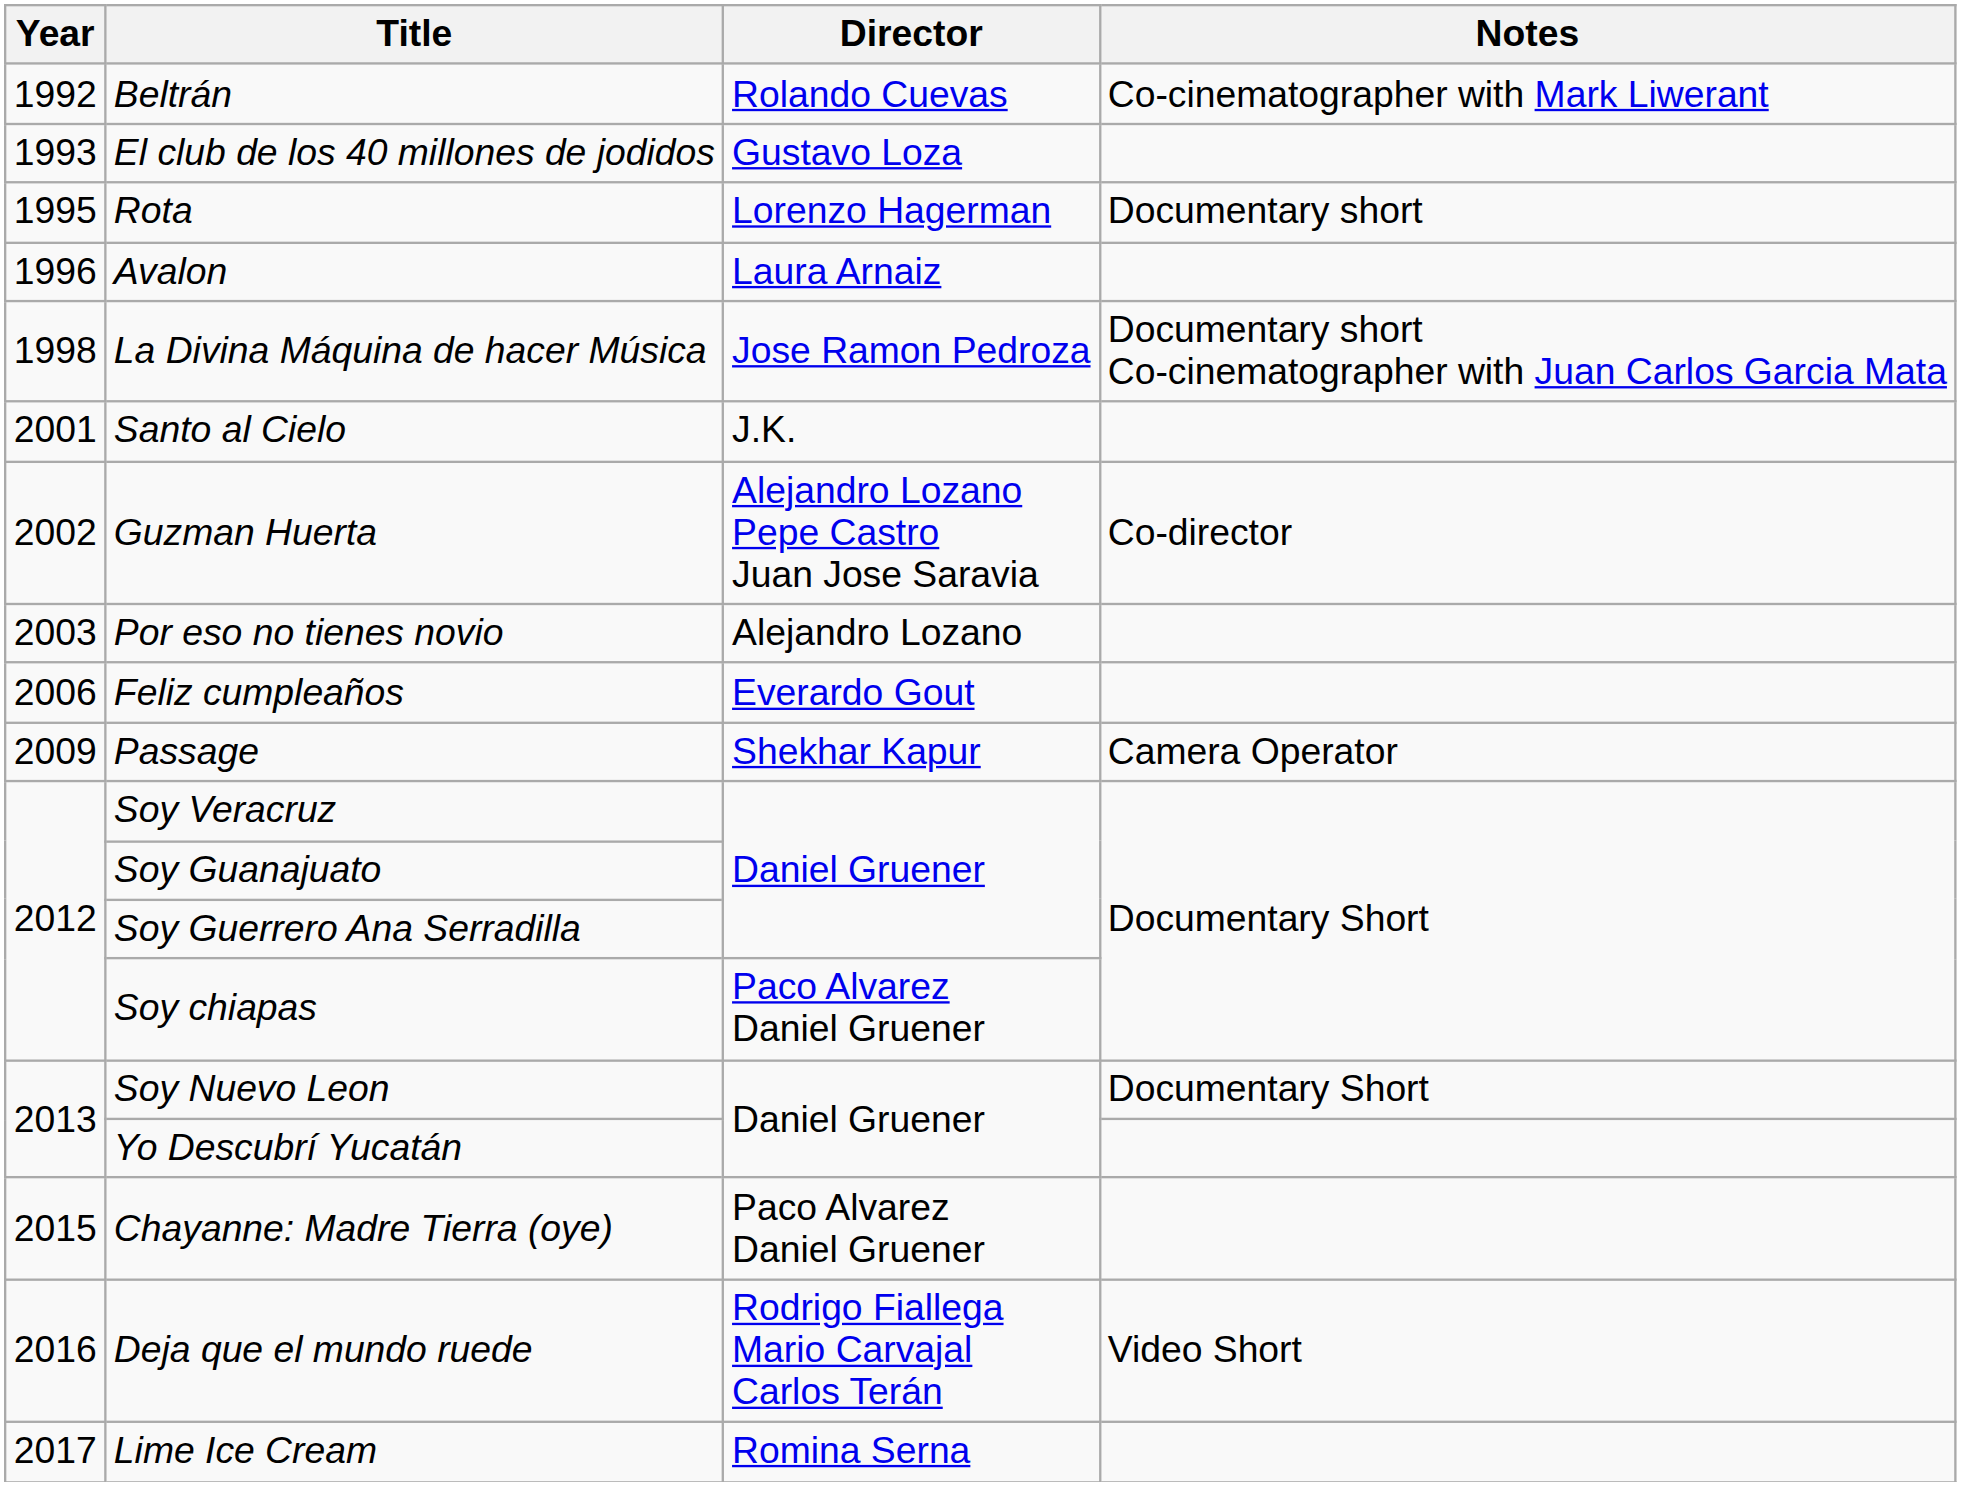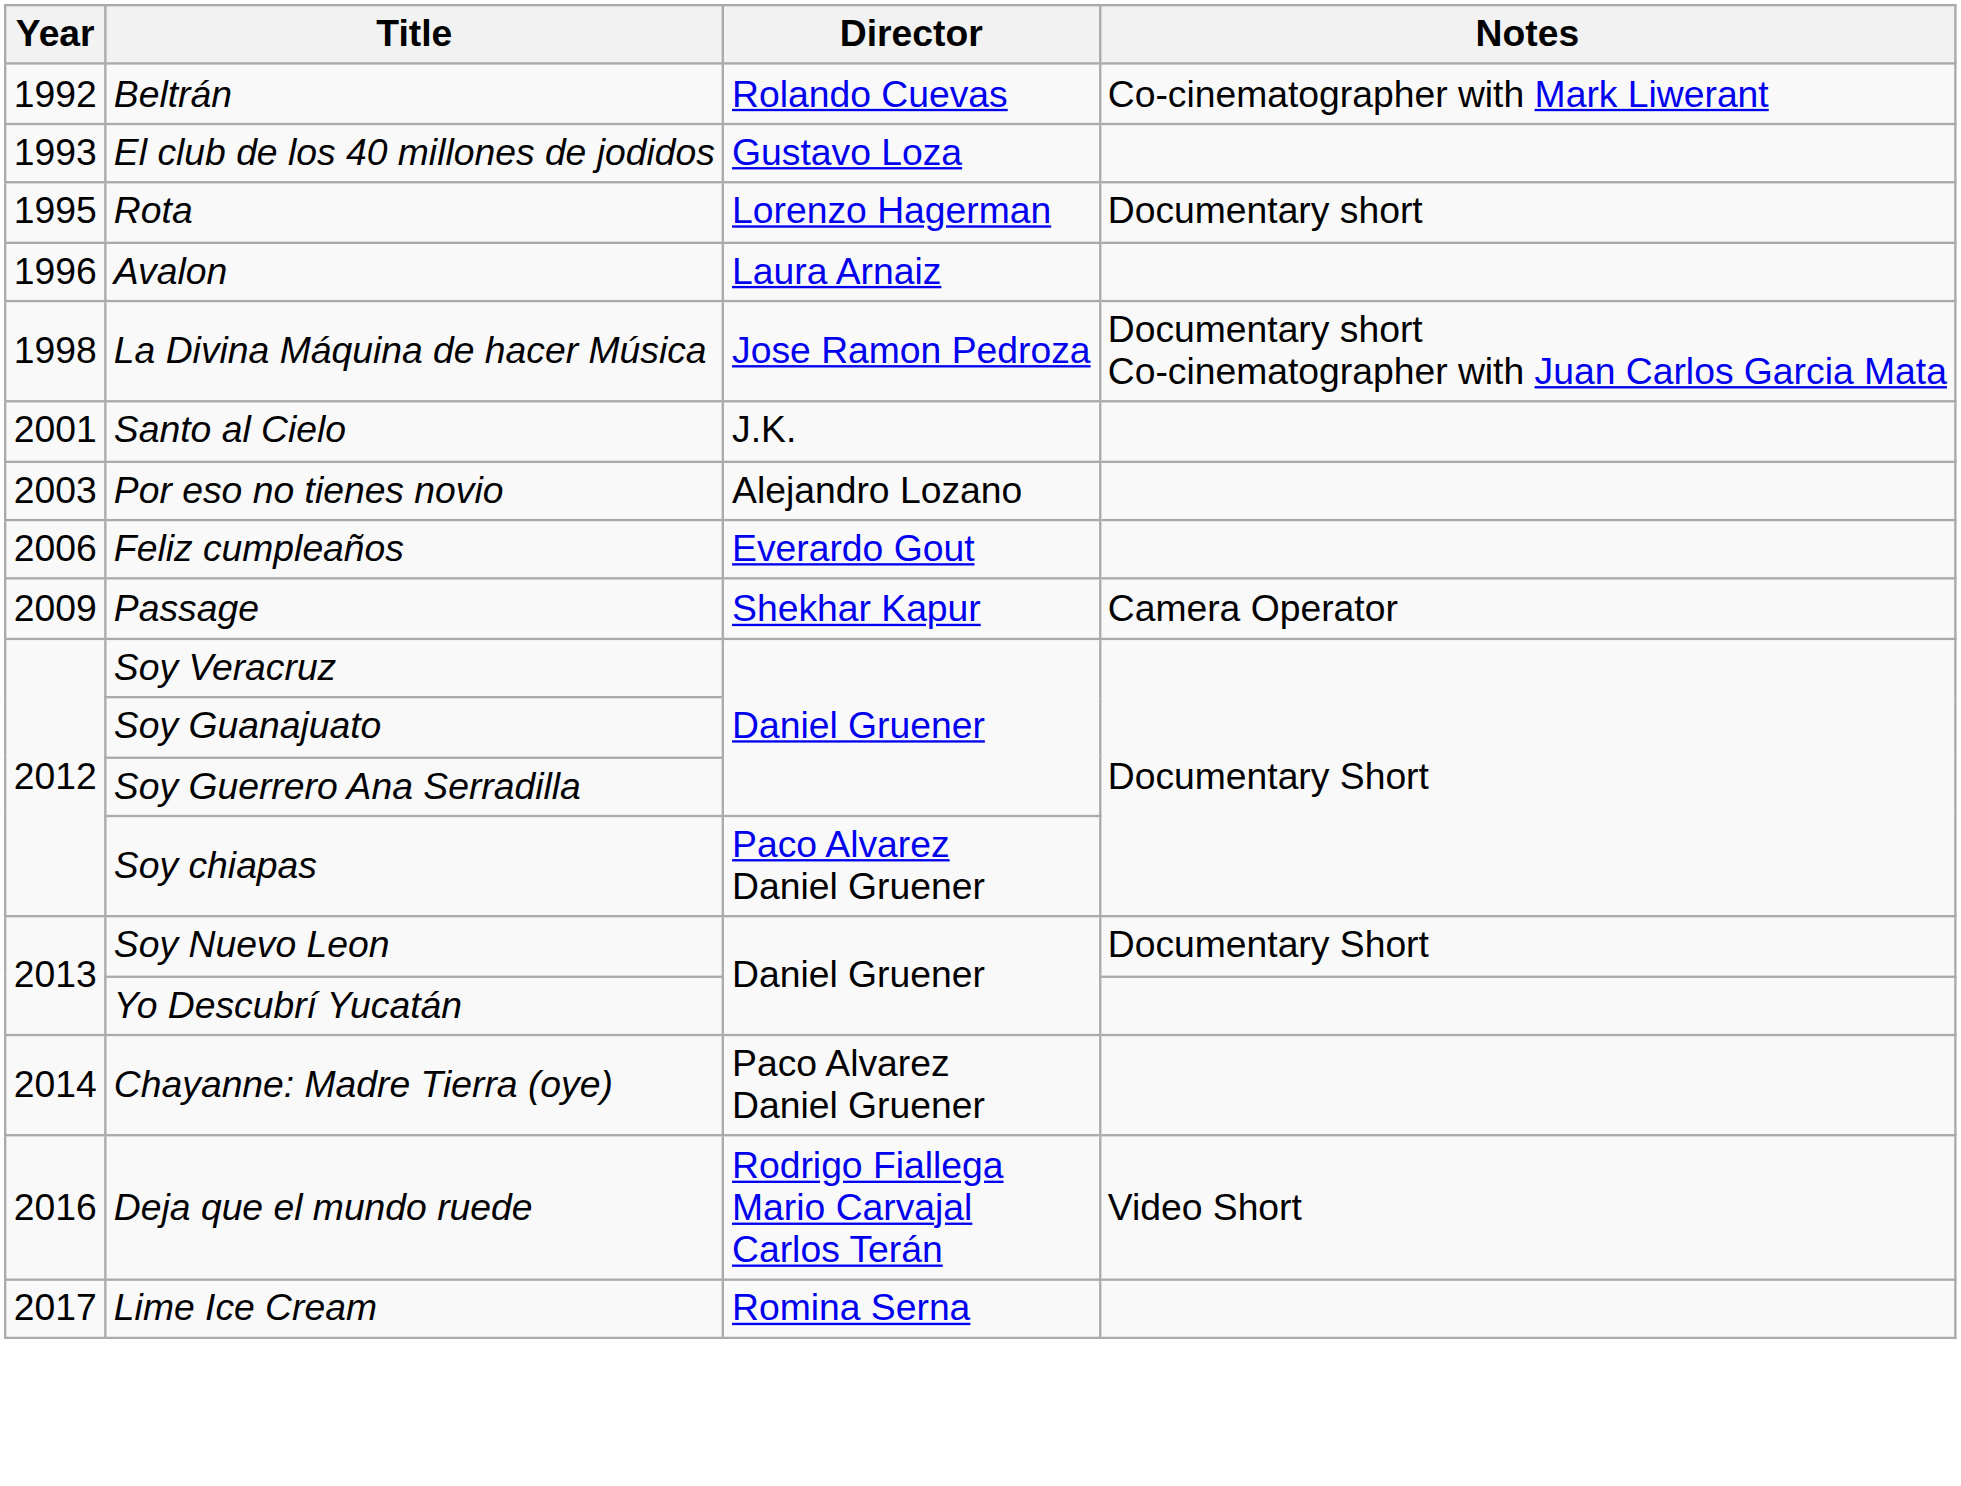- row: (245, 531)
(55, 1227) 2015 -> (55, 1084) 2014
